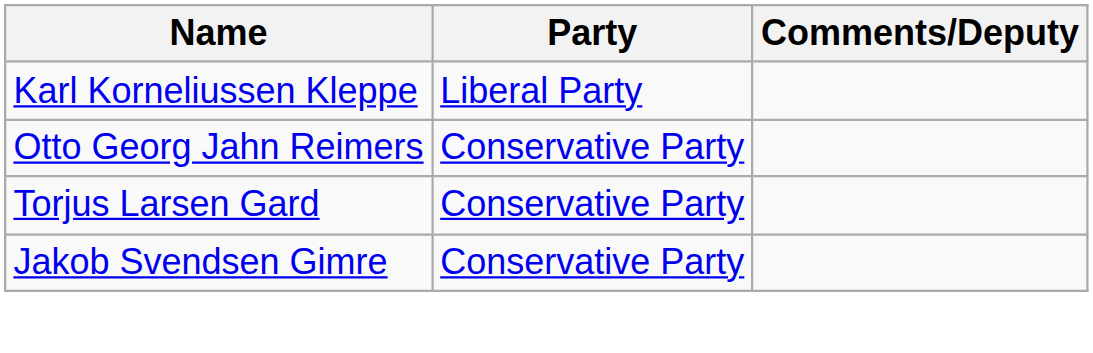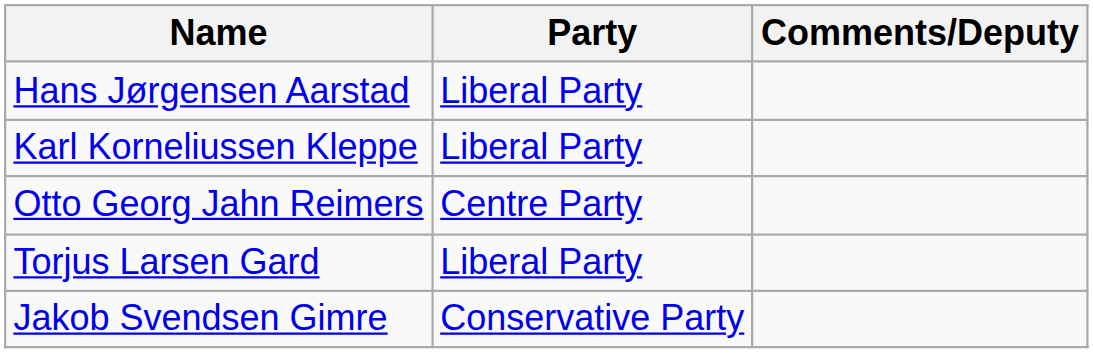+ row: (212, 90)
(592, 147) Conservative Party -> (541, 204) Centre Party
(592, 204) Conservative Party -> (541, 261) Liberal Party
